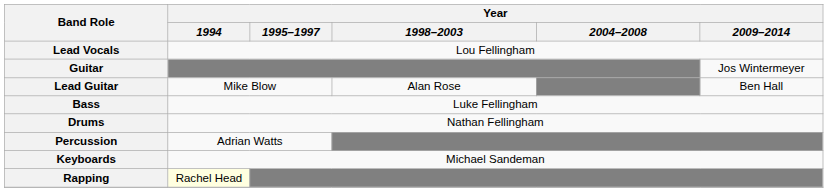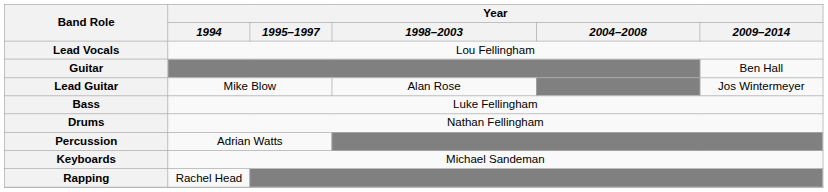(761, 68) Jos Wintermeyer -> (761, 68) Ben Hall
(761, 86) Ben Hall -> (761, 86) Jos Wintermeyer
(209, 178) lightyellow background -> (209, 178) no background
